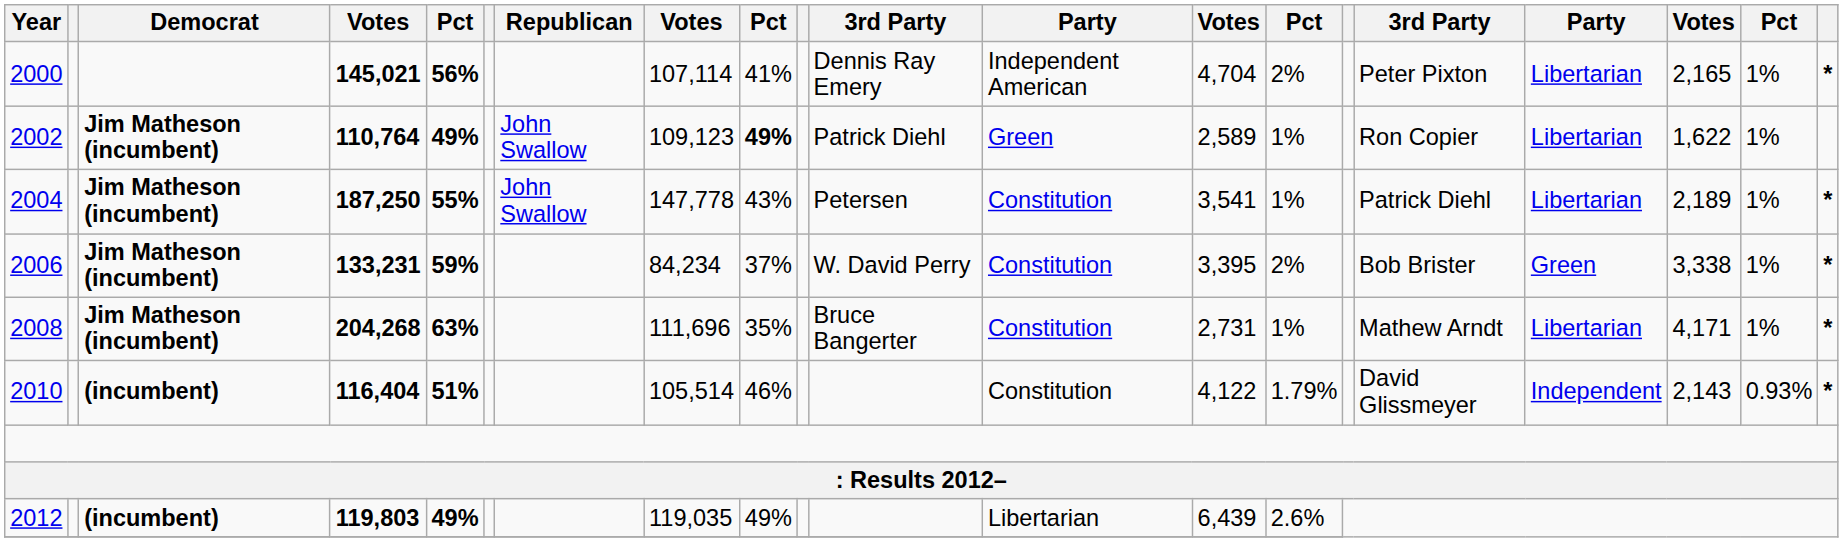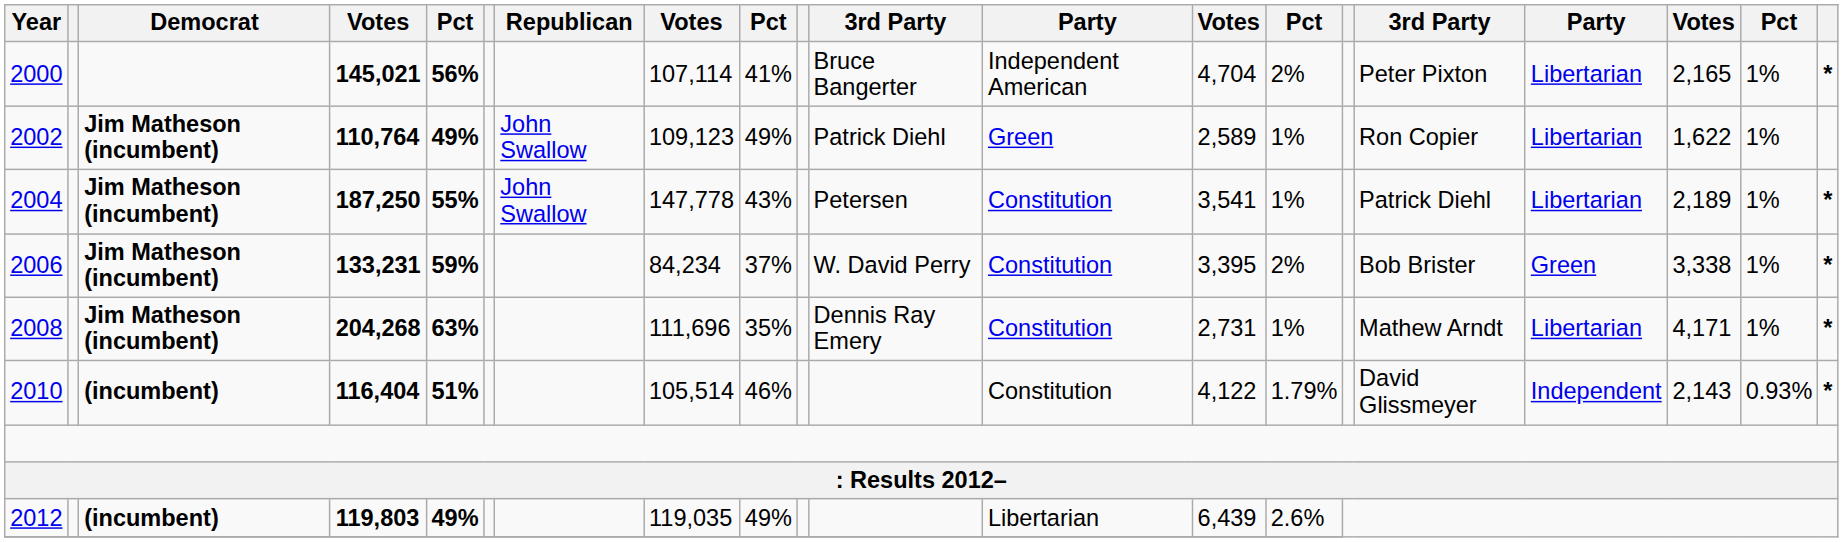(874, 73) Dennis Ray Emery -> (865, 73) Bruce Bangerter
(768, 137) bold -> (768, 137) normal
(865, 328) Bruce Bangerter -> (874, 328) Dennis Ray Emery
